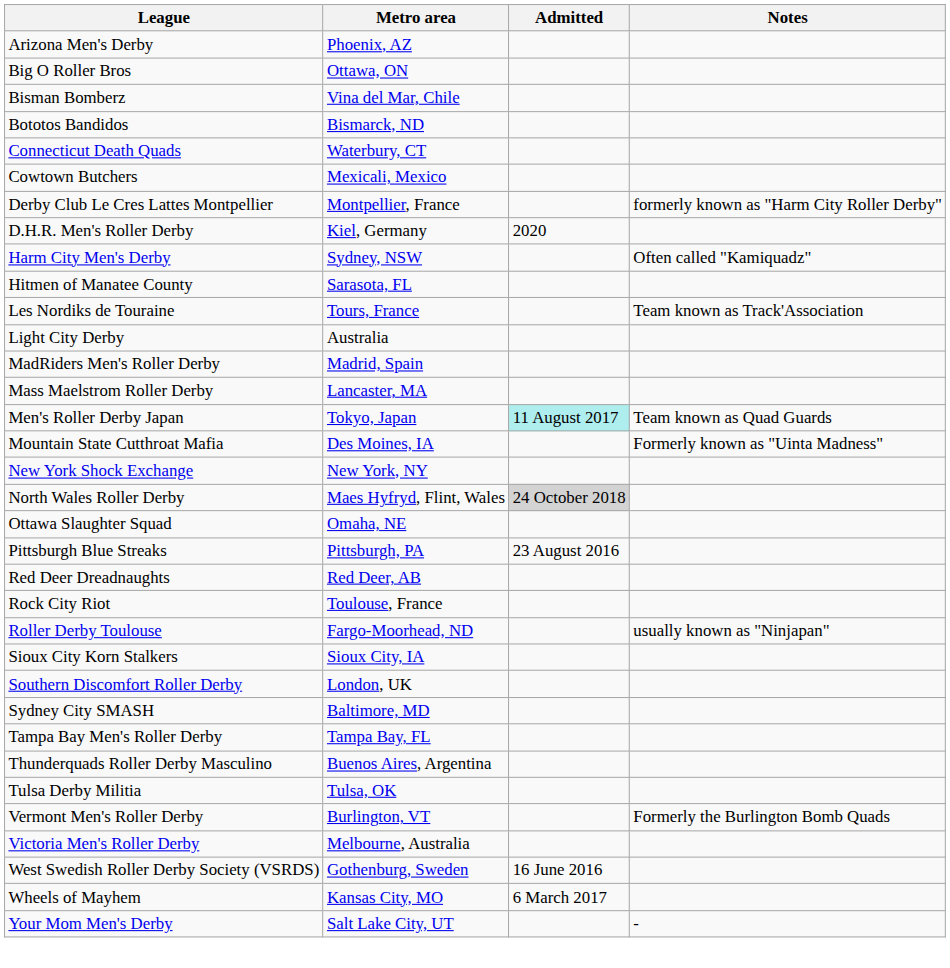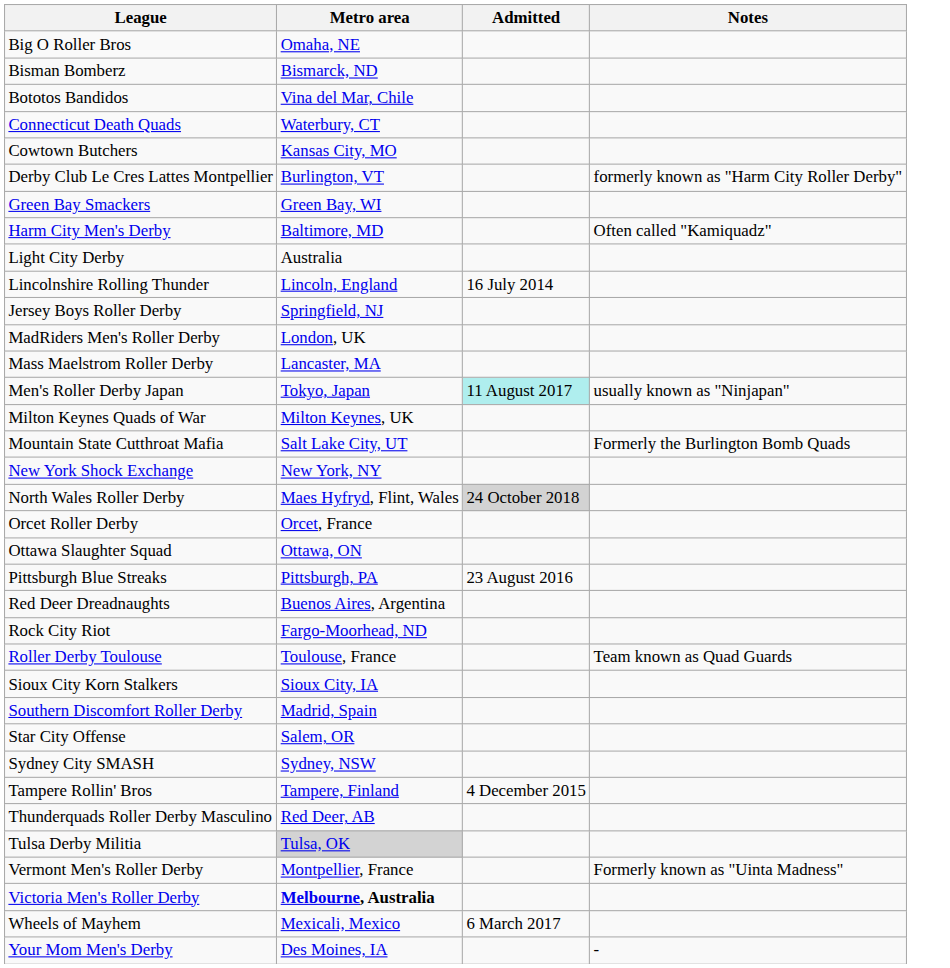- row: (81, 44)
(368, 71) Ottawa, ON -> (320, 44) Omaha, NE
(393, 97) Vina del Mar, Chile -> (329, 71) Bismarck, ND
(376, 124) Bismarck, ND -> (347, 97) Vina del Mar, Chile
(387, 177) Mexicali, Mexico -> (339, 151) Kansas City, MO
(393, 204) Montpellier, France -> (332, 177) Burlington, VT
- row: (101, 230)
+ row: (79, 204)
(374, 257) Sydney, NSW -> (332, 230) Baltimore, MD
- row: (101, 284)
- row: (91, 310)
+ row: (109, 284)
+ row: (95, 310)
(375, 364) Madrid, Spain -> (323, 337) London, UK
(733, 417) Team known as Quad Guards -> (692, 390) usually known as "Ninjapan"
+ row: (107, 417)
(380, 444) Des Moines, IA -> (344, 444) Salt Lake City, UT
(758, 444) Formerly known as "Uinta Madness" -> (722, 444) Formerly the Burlington Bomb Quads
+ row: (73, 524)
(367, 524) Omaha, NE -> (321, 550) Ottawa, ON
(374, 577) Red Deer, AB -> (363, 603) Buenos Aires, Argentina
(385, 603) Toulouse, France -> (354, 630) Fargo-Moorhead, ND
(400, 630) Fargo-Moorhead, ND -> (338, 657) Toulouse, France
(731, 630) usually known as "Ninjapan" -> (693, 657) Team known as Quad Guards
(369, 683) London, UK -> (329, 710) Madrid, Spain
+ row: (67, 737)
(378, 710) Baltimore, MD -> (328, 763) Sydney, NSW
- row: (115, 737)
+ row: (80, 790)
(409, 763) Buenos Aires, Argentina -> (328, 817) Red Deer, AB
(362, 790) no background -> (315, 843) lightgrey background
(379, 817) Burlington, VT -> (347, 870) Montpellier, France
(762, 817) Formerly the Burlington Bomb Quads -> (718, 870) Formerly known as "Uinta Madness"
(398, 843) normal -> (358, 897) bold
- row: (164, 870)
(385, 897) Kansas City, MO -> (340, 923) Mexicali, Mexico
(390, 923) Salt Lake City, UT -> (334, 950) Des Moines, IA
